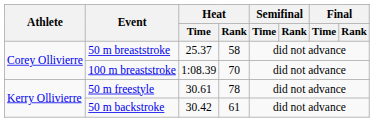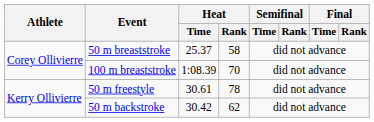(234, 108) 61 -> (234, 108) 62
